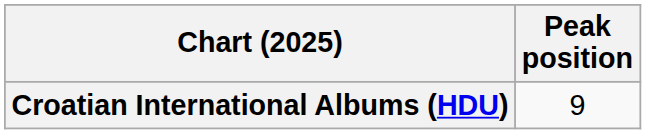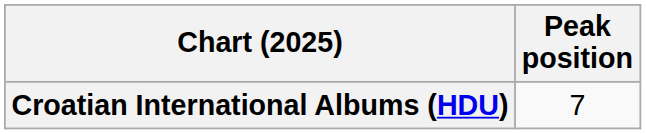(577, 104) 9 -> (577, 104) 7
